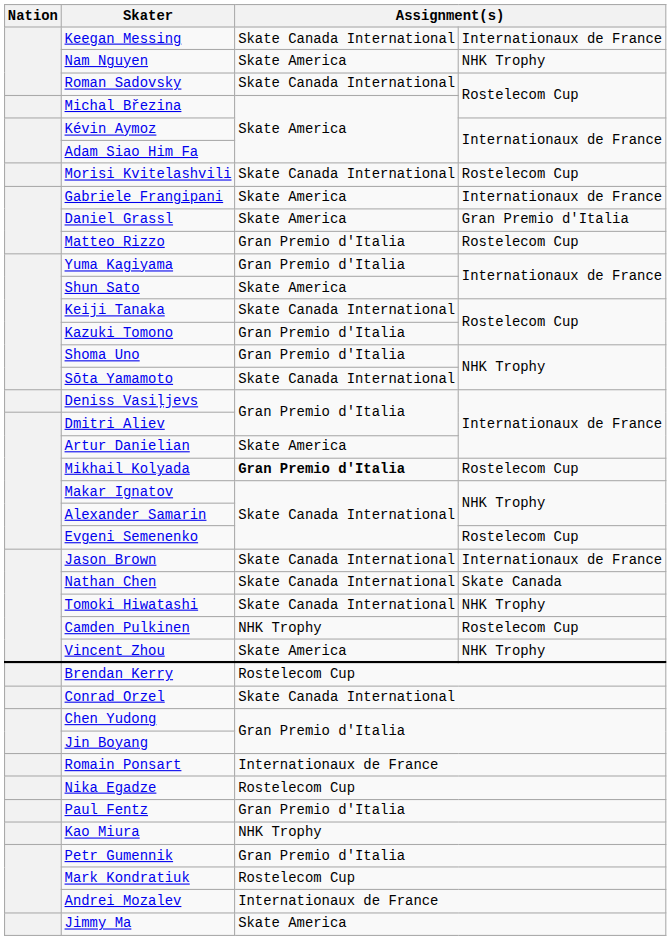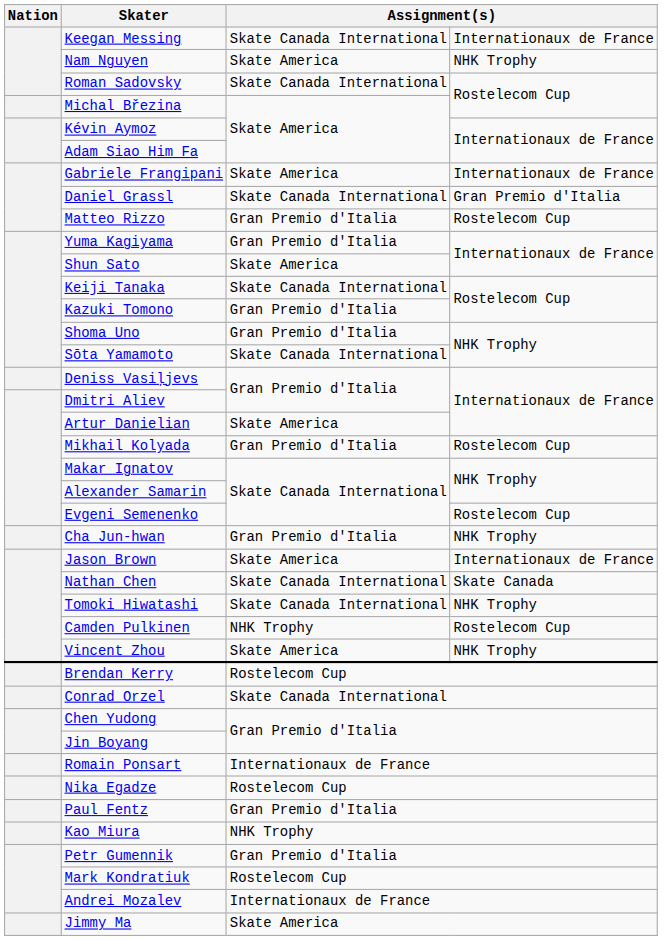- row: (148, 175)
(292, 220) Skate America -> (338, 197) Skate Canada International
(322, 469) bold -> (313, 447) normal
+ row: (115, 537)
(347, 560) Skate Canada International -> (284, 560) Skate America
